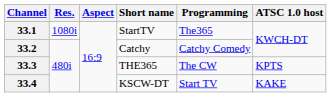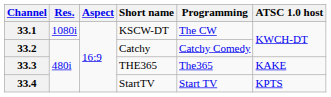(137, 30) StartTV -> (144, 30) KSCW-DT
(196, 30) The365 -> (198, 30) The CW
(198, 65) The CW -> (196, 65) The365
(269, 65) KPTS -> (271, 65) KAKE
(144, 83) KSCW-DT -> (137, 83) StartTV
(271, 83) KAKE -> (269, 83) KPTS
